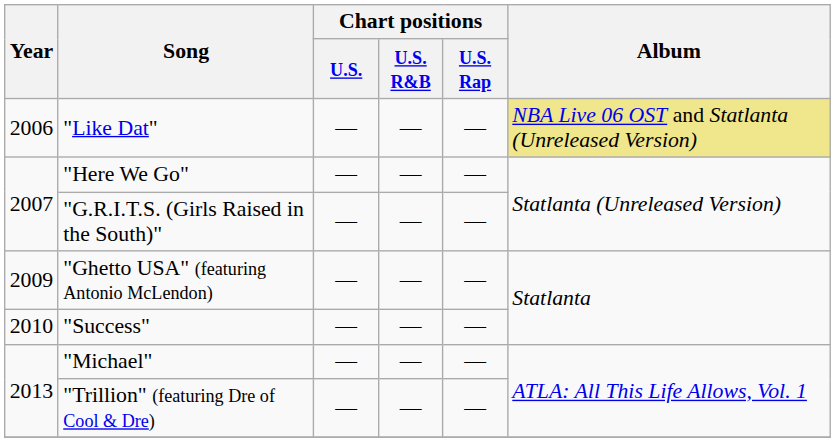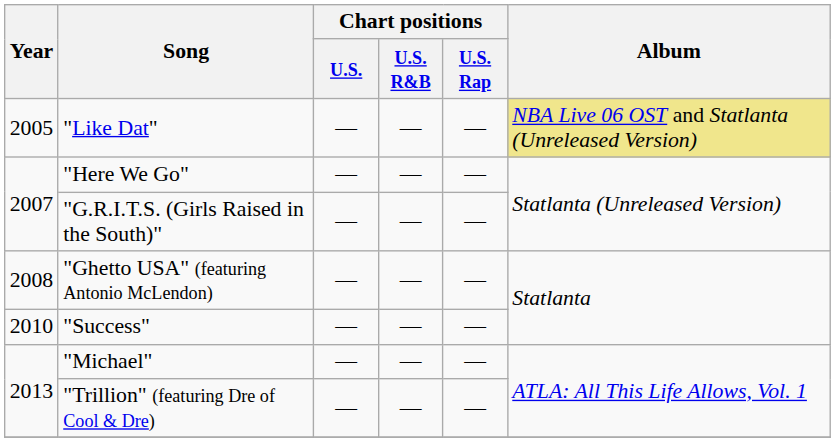(31, 127) 2006 -> (31, 127) 2005
(31, 279) 2009 -> (31, 279) 2008
